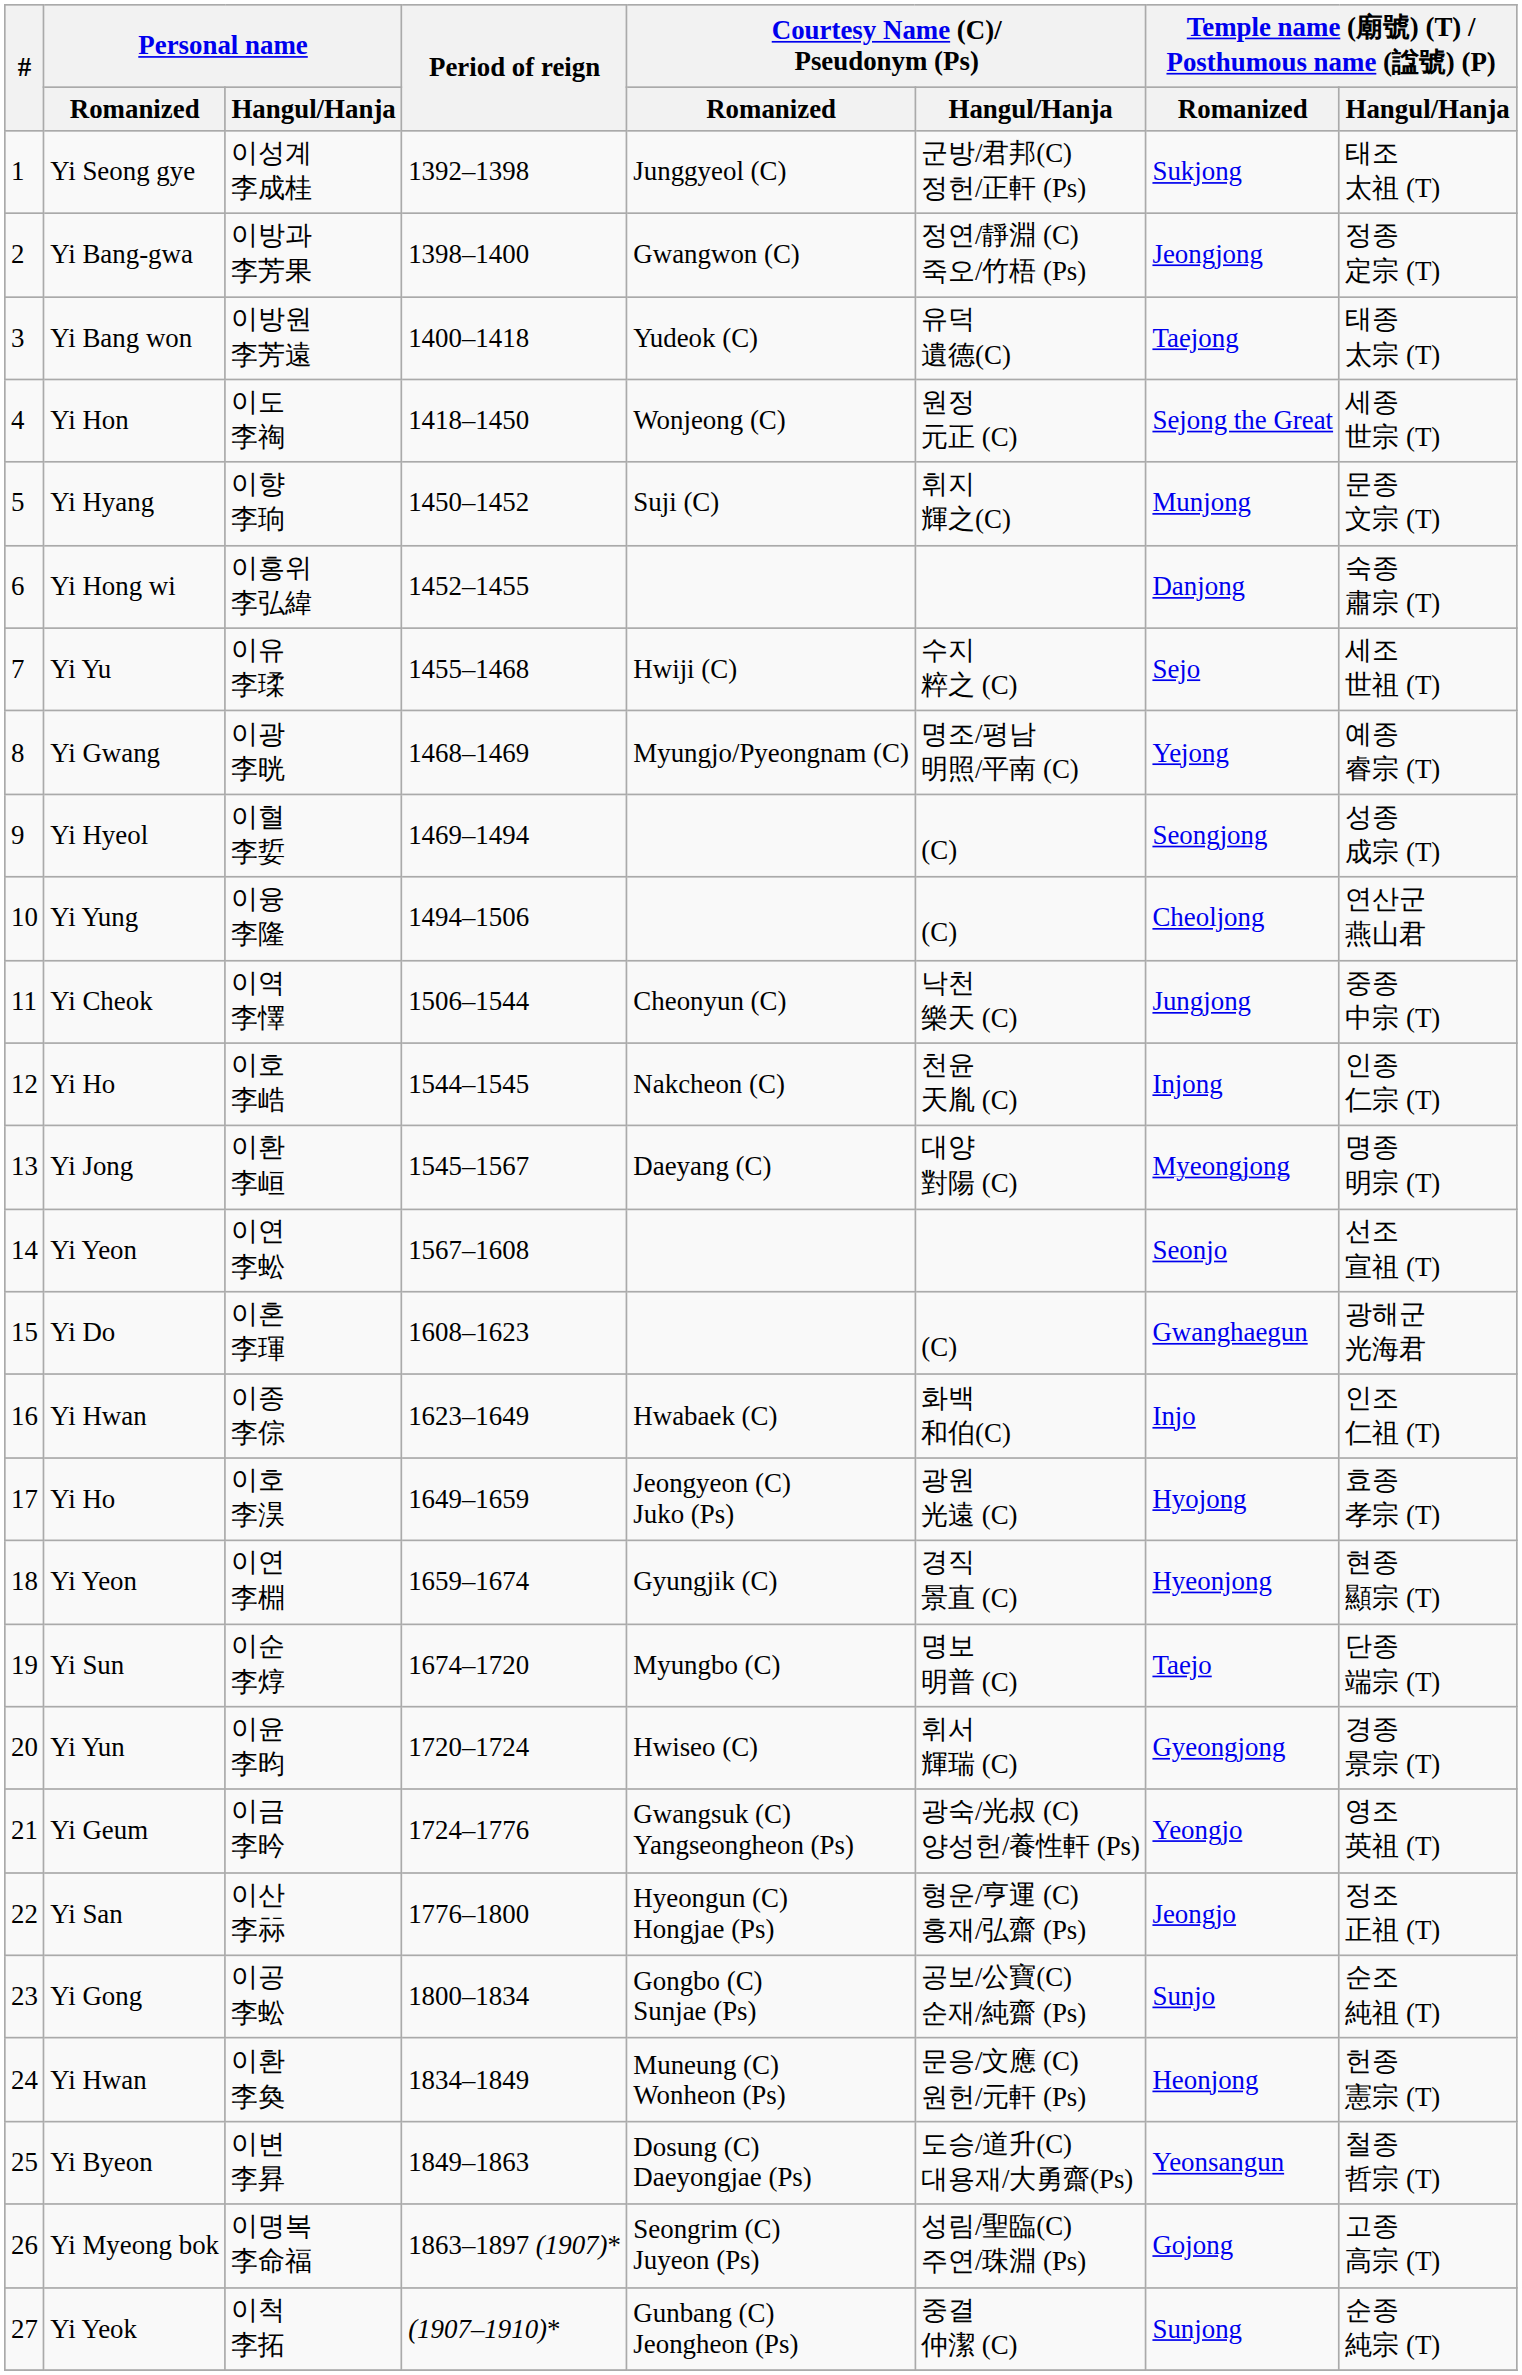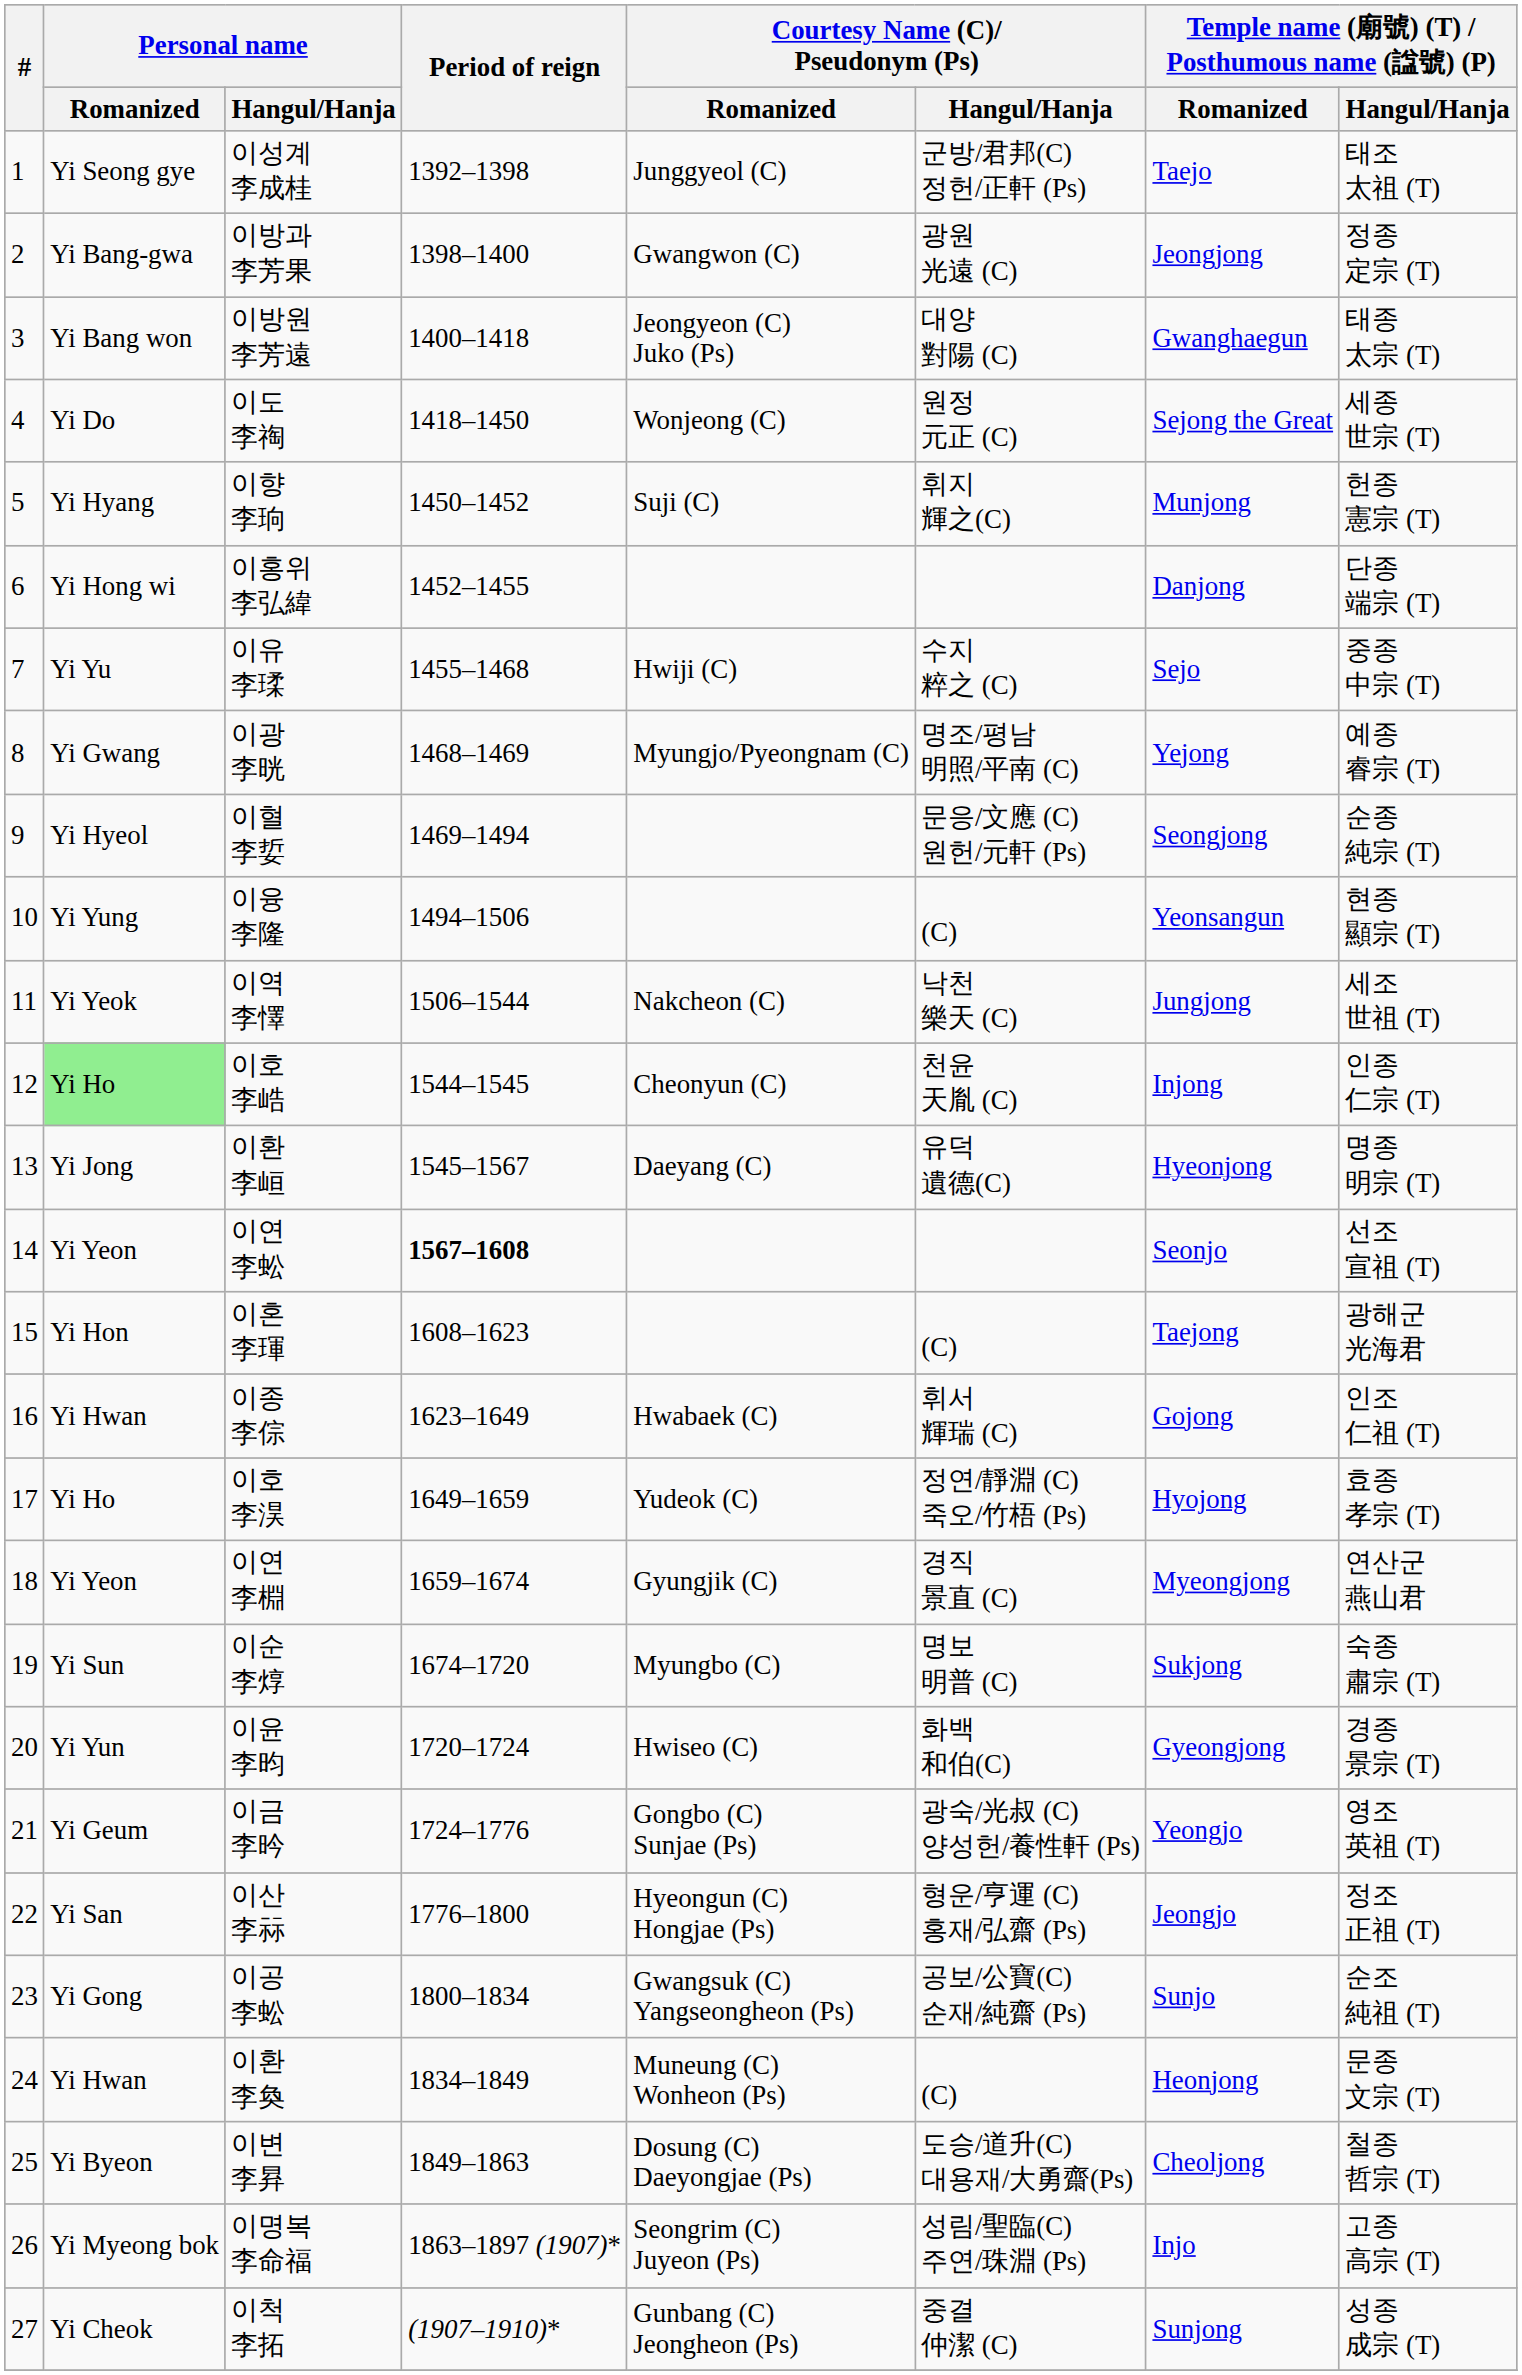(1197, 171) Sukjong -> (1182, 171) Taejo
(1004, 253) 정연/靜淵 (C) 죽오/竹梧 (Ps) -> (969, 253) 광원 光遠 (C)
(696, 337) Yudeok (C) -> (712, 337) Jeongyeon (C) Juko (Ps)
(966, 336) 유덕 遺德(C) -> (969, 336) 대양 對陽 (C)
(1196, 337) Taejong -> (1230, 337) Gwanghaegun
(90, 420) Yi Hon -> (83, 420) Yi Do
(1393, 502) 문종 文宗 (T) -> (1393, 502) 헌종 憲宗 (T)
(1393, 585) 숙종 肅宗 (T) -> (1393, 585) 단종 端宗 (T)
(1393, 668) 세조 世祖 (T) -> (1393, 668) 중종 中宗 (T)
(939, 850) (C) -> (1004, 834) 문응/文應 (C) 원헌/元軒 (Ps)
(1393, 834) 성종 成宗 (T) -> (1393, 834) 순종 純宗 (T)
(1208, 918) Cheoljong -> (1218, 918) Yeonsangun
(1386, 917) 연산군 燕山君 -> (1393, 917) 현종 顯宗 (T)
(101, 1001) Yi Cheok -> (94, 1001) Yi Yeok
(710, 1001) Cheonyun (C) -> (709, 1001) Nakcheon (C)
(1393, 1000) 중종 中宗 (T) -> (1393, 1000) 세조 世祖 (T)
(83, 1084) no background -> (83, 1084) lightgreen background
(709, 1084) Nakcheon (C) -> (710, 1084) Cheonyun (C)
(969, 1166) 대양 對陽 (C) -> (966, 1166) 유덕 遺德(C)
(1221, 1166) Myeongjong -> (1212, 1166) Hyeonjong
(469, 1249) normal -> (469, 1249) bold
(83, 1332) Yi Do -> (90, 1332) Yi Hon
(1230, 1332) Gwanghaegun -> (1196, 1332) Taejong
(966, 1414) 화백 和伯(C) -> (969, 1414) 휘서 輝瑞 (C)
(1174, 1415) Injo -> (1193, 1415) Gojong
(712, 1498) Jeongyeon (C) Juko (Ps) -> (696, 1498) Yudeok (C)
(969, 1497) 광원 光遠 (C) -> (1004, 1497) 정연/靜淵 (C) 죽오/竹梧 (Ps)
(1212, 1581) Hyeonjong -> (1221, 1581) Myeongjong
(1393, 1580) 현종 顯宗 (T) -> (1386, 1580) 연산군 燕山君
(1182, 1664) Taejo -> (1197, 1664) Sukjong
(1393, 1663) 단종 端宗 (T) -> (1393, 1663) 숙종 肅宗 (T)
(969, 1746) 휘서 輝瑞 (C) -> (966, 1746) 화백 和伯(C)
(744, 1830) Gwangsuk (C) Yangseongheon (Ps) -> (698, 1830) Gongbo (C) Sunjae (Ps)
(698, 1996) Gongbo (C) Sunjae (Ps) -> (744, 1996) Gwangsuk (C) Yangseongheon (Ps)
(1004, 2078) 문응/文應 (C) 원헌/元軒 (Ps) -> (939, 2094) (C)
(1393, 2078) 헌종 憲宗 (T) -> (1393, 2078) 문종 文宗 (T)
(1218, 2162) Yeonsangun -> (1208, 2162) Cheoljong
(1193, 2245) Gojong -> (1174, 2245) Injo
(94, 2328) Yi Yeok -> (101, 2328) Yi Cheok
(1393, 2327) 순종 純宗 (T) -> (1393, 2327) 성종 成宗 (T)
